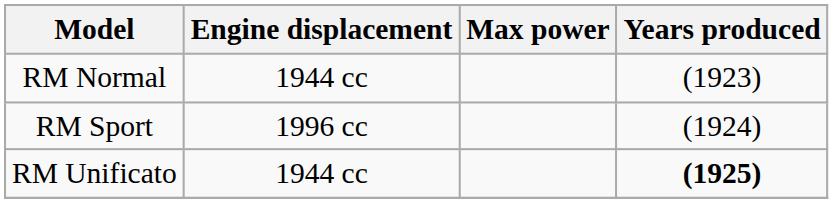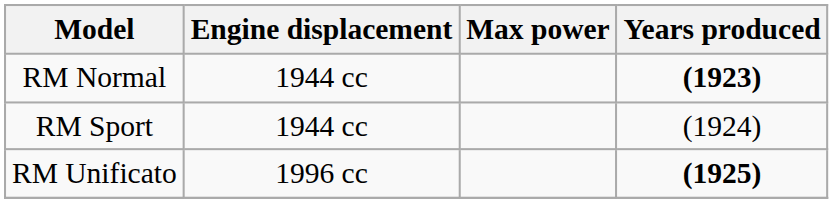(722, 76) normal -> (722, 76) bold
(321, 124) 1996 cc -> (321, 124) 1944 cc
(321, 173) 1944 cc -> (321, 173) 1996 cc
